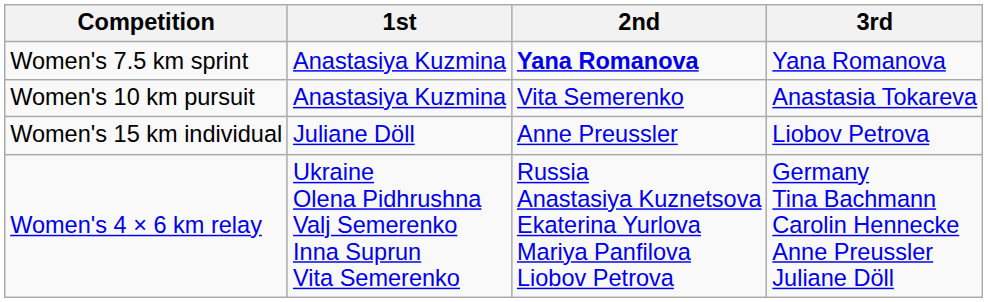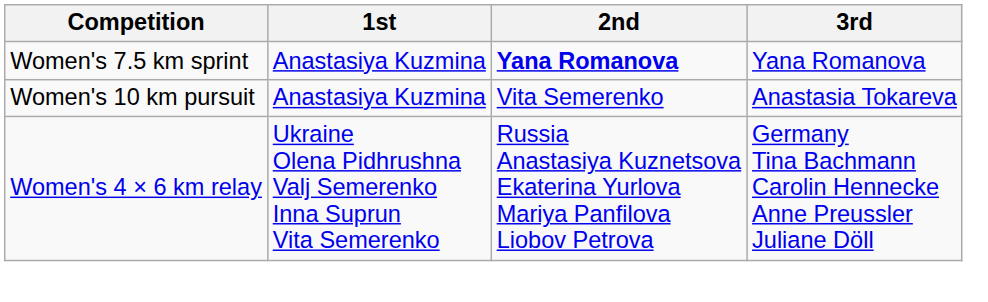- row: (146, 135)
